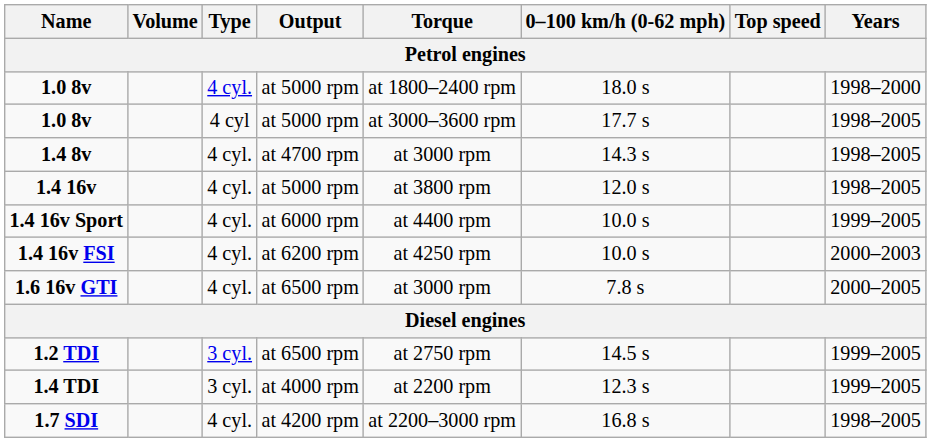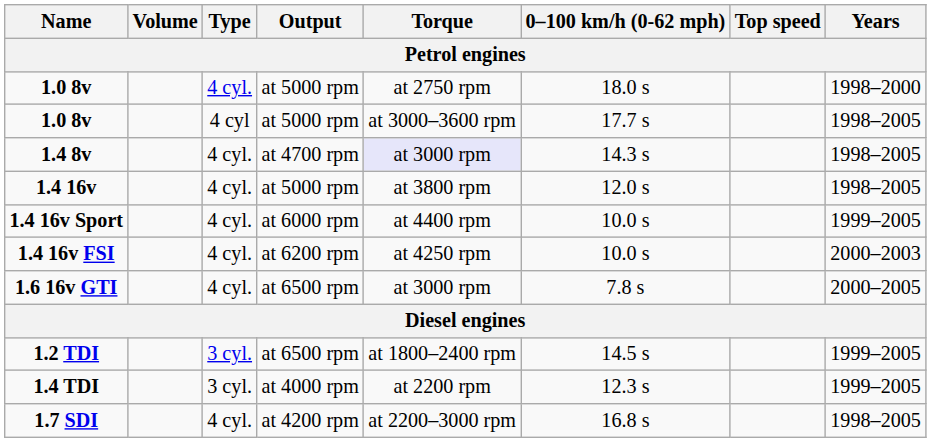(442, 88) at 1800–2400 rpm -> (442, 88) at 2750 rpm
(442, 154) no background -> (442, 154) lavender background
(442, 354) at 2750 rpm -> (442, 354) at 1800–2400 rpm
